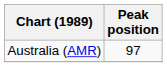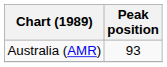(133, 51) 97 -> (133, 51) 93
